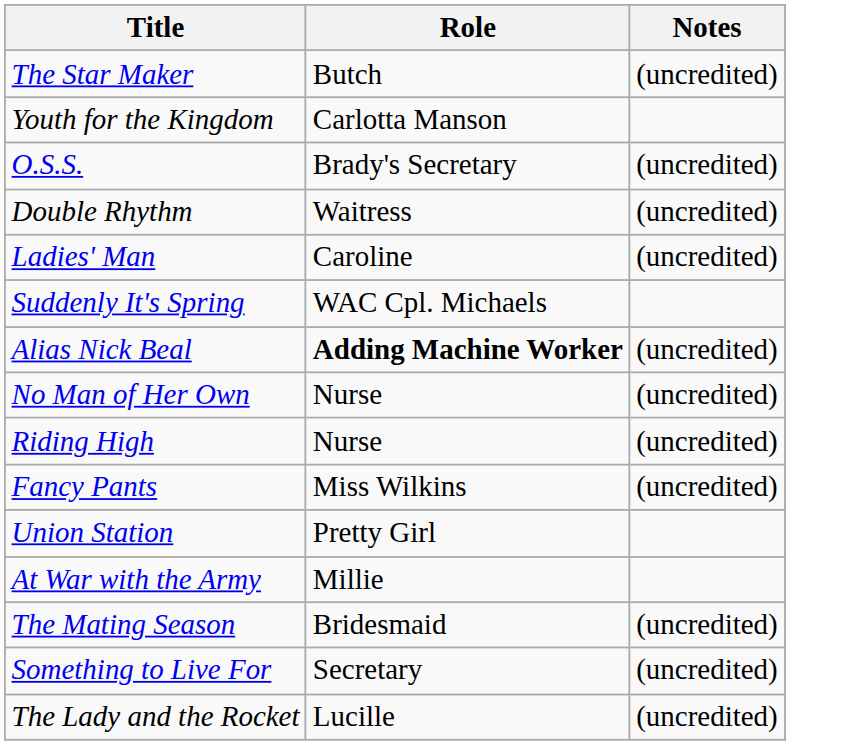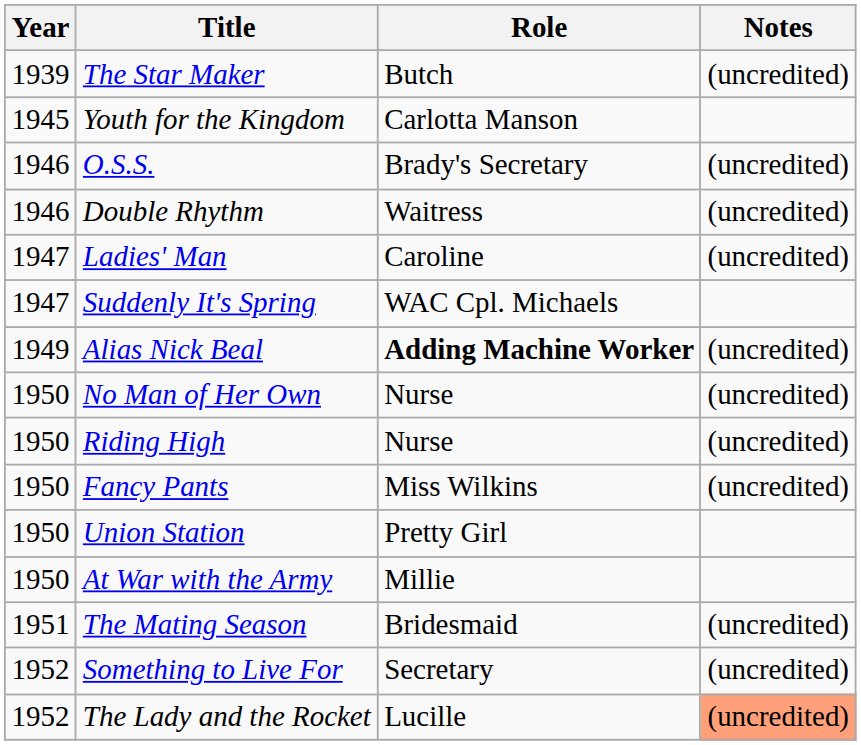+ column: (41, 27)
(707, 716) no background -> (778, 716) lightsalmon background
